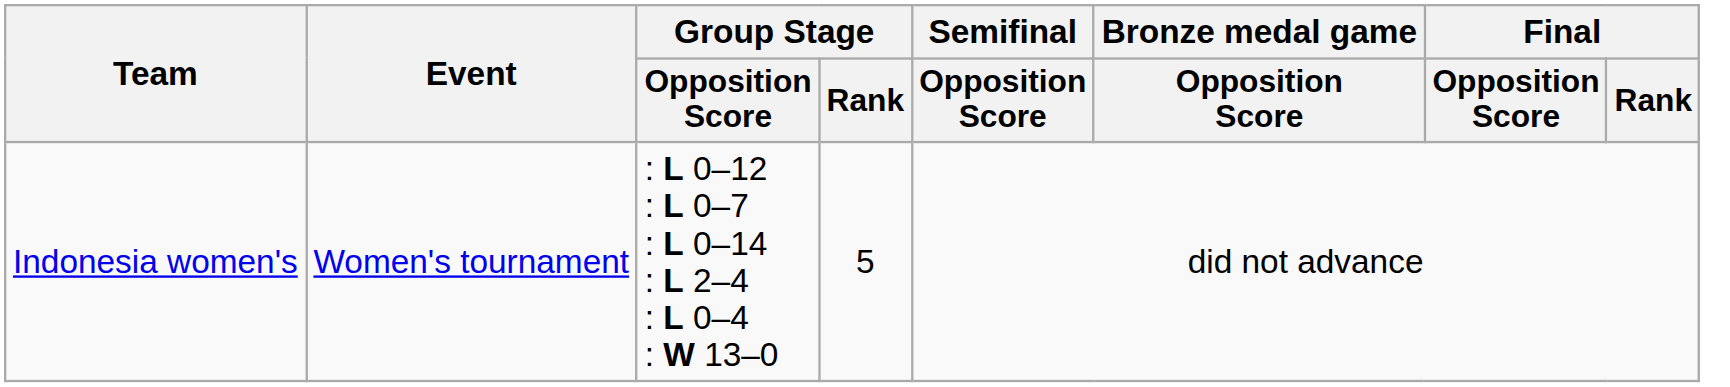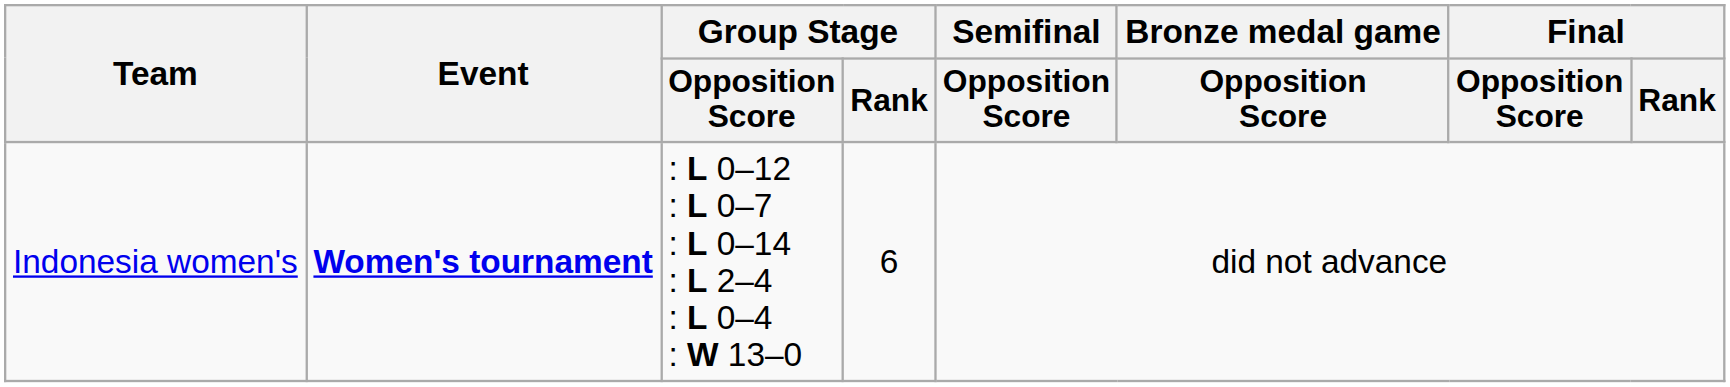(471, 262) normal -> (483, 262) bold
(865, 262) 5 -> (889, 262) 6
